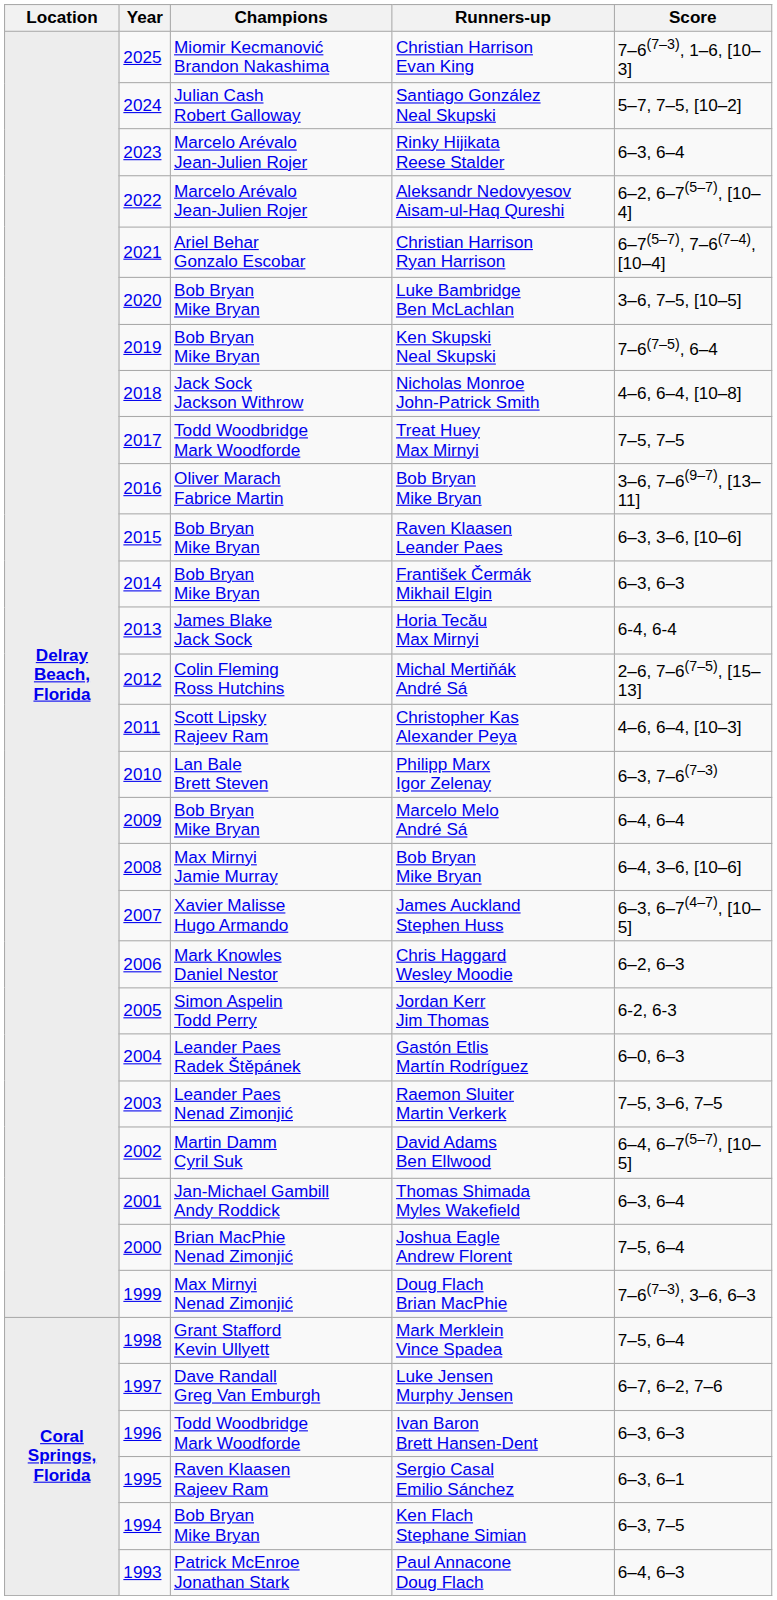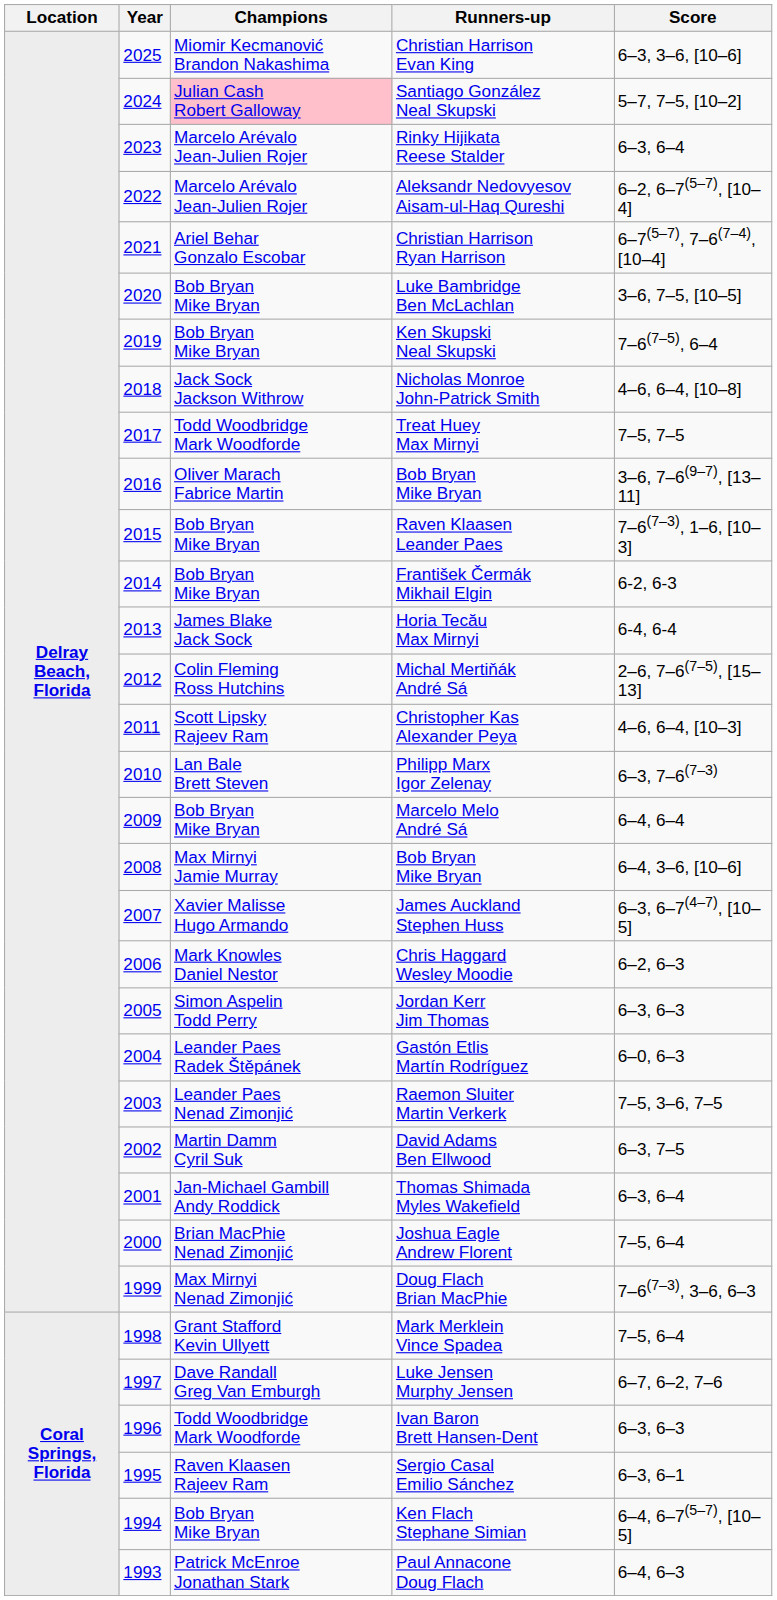(689, 57) 7–6(7–3), 1–6, [10–3] -> (680, 54) 6–3, 3–6, [10–6]
(237, 105) no background -> (237, 101) pink background
(680, 537) 6–3, 3–6, [10–6] -> (689, 535) 7–6(7–3), 1–6, [10–3]
(651, 583) 6–3, 6–3 -> (647, 583) 6-2, 6-3
(647, 1010) 6-2, 6-3 -> (651, 1010) 6–3, 6–3
(689, 1152) 6–4, 6–7(5–7), [10–5] -> (651, 1150) 6–3, 7–5
(651, 1526) 6–3, 7–5 -> (689, 1523) 6–4, 6–7(5–7), [10–5]
